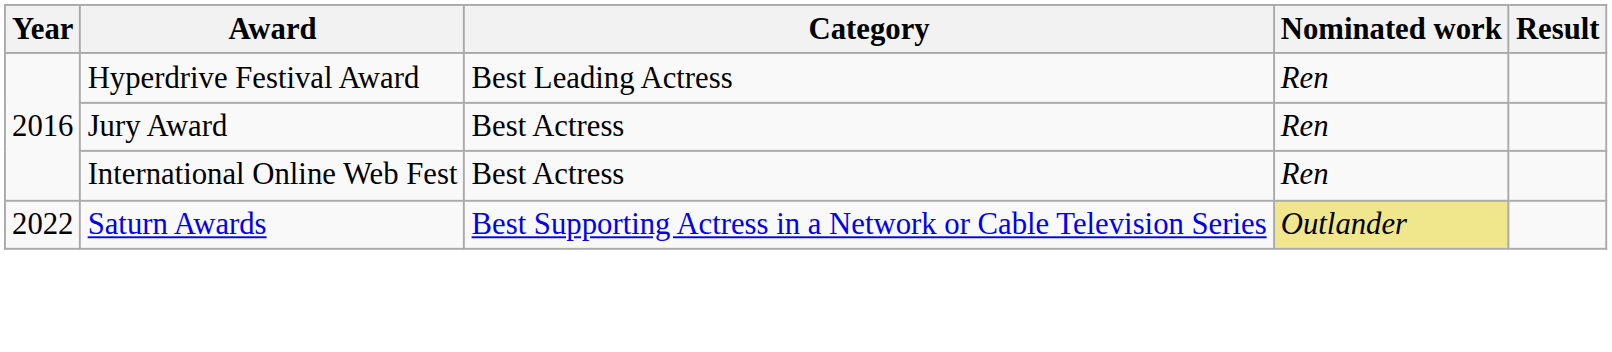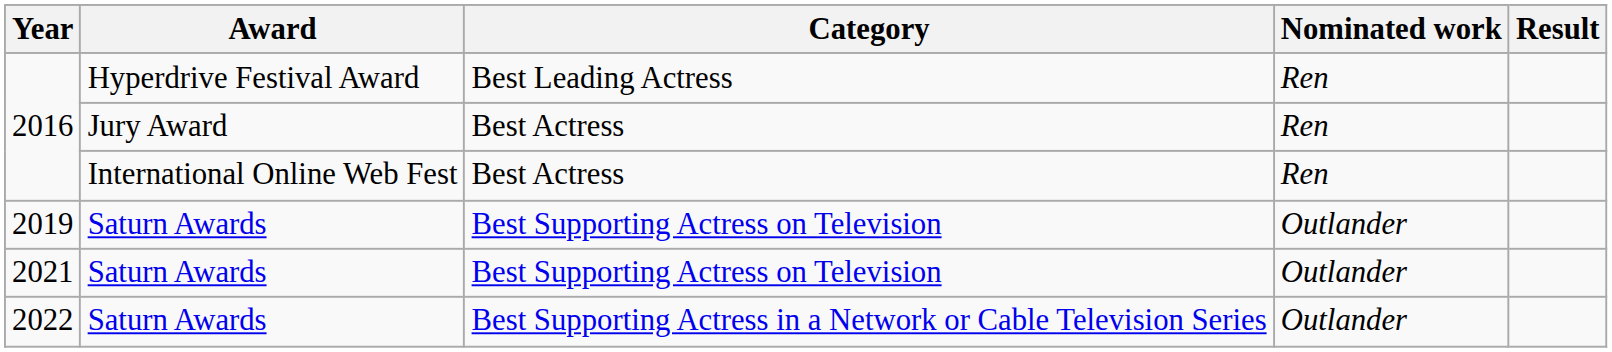+ row: (43, 223)
+ row: (43, 272)
(1344, 223) khaki background -> (1344, 321) no background
